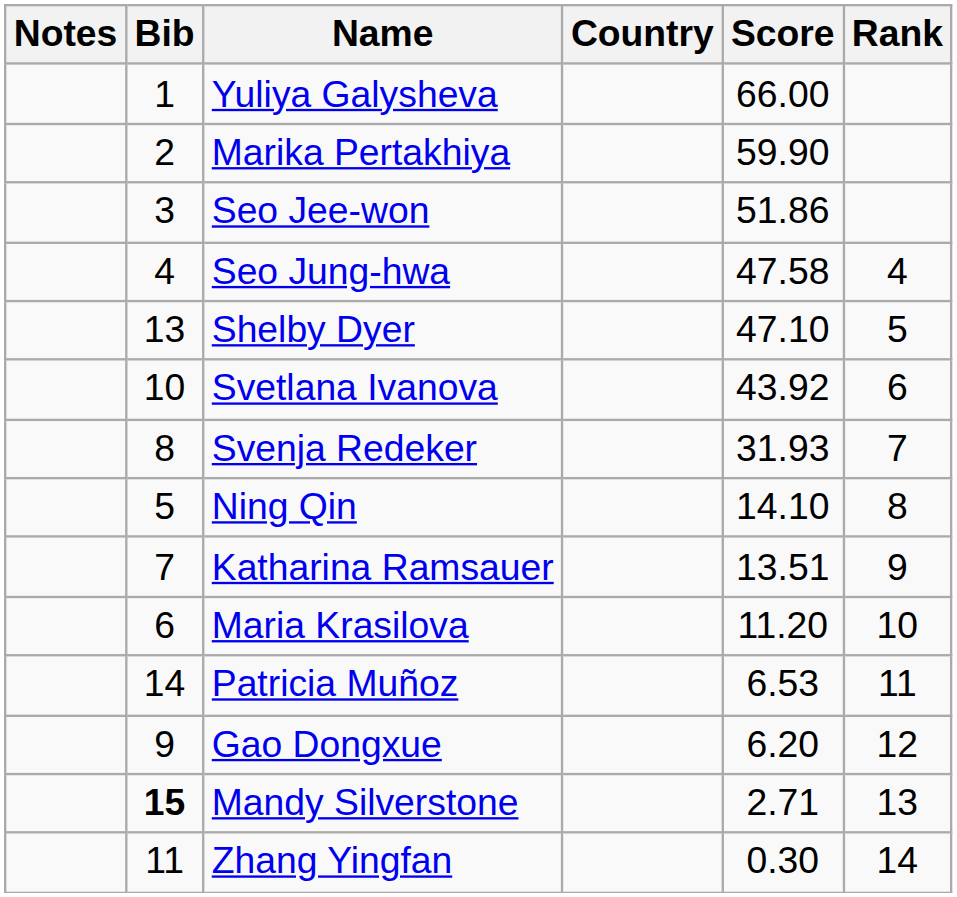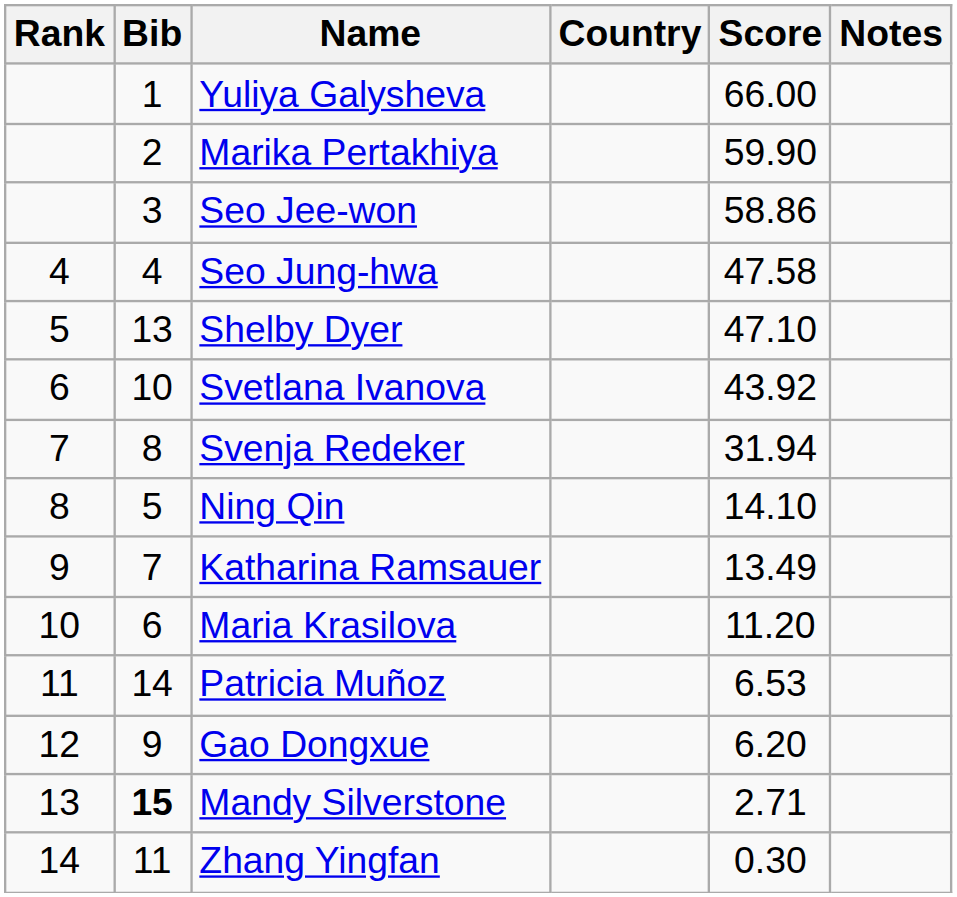columns swapped: (897, 34) <-> (66, 34)
(783, 211) 51.86 -> (770, 211) 58.86
(783, 447) 31.93 -> (770, 447) 31.94
(783, 566) 13.51 -> (770, 566) 13.49
